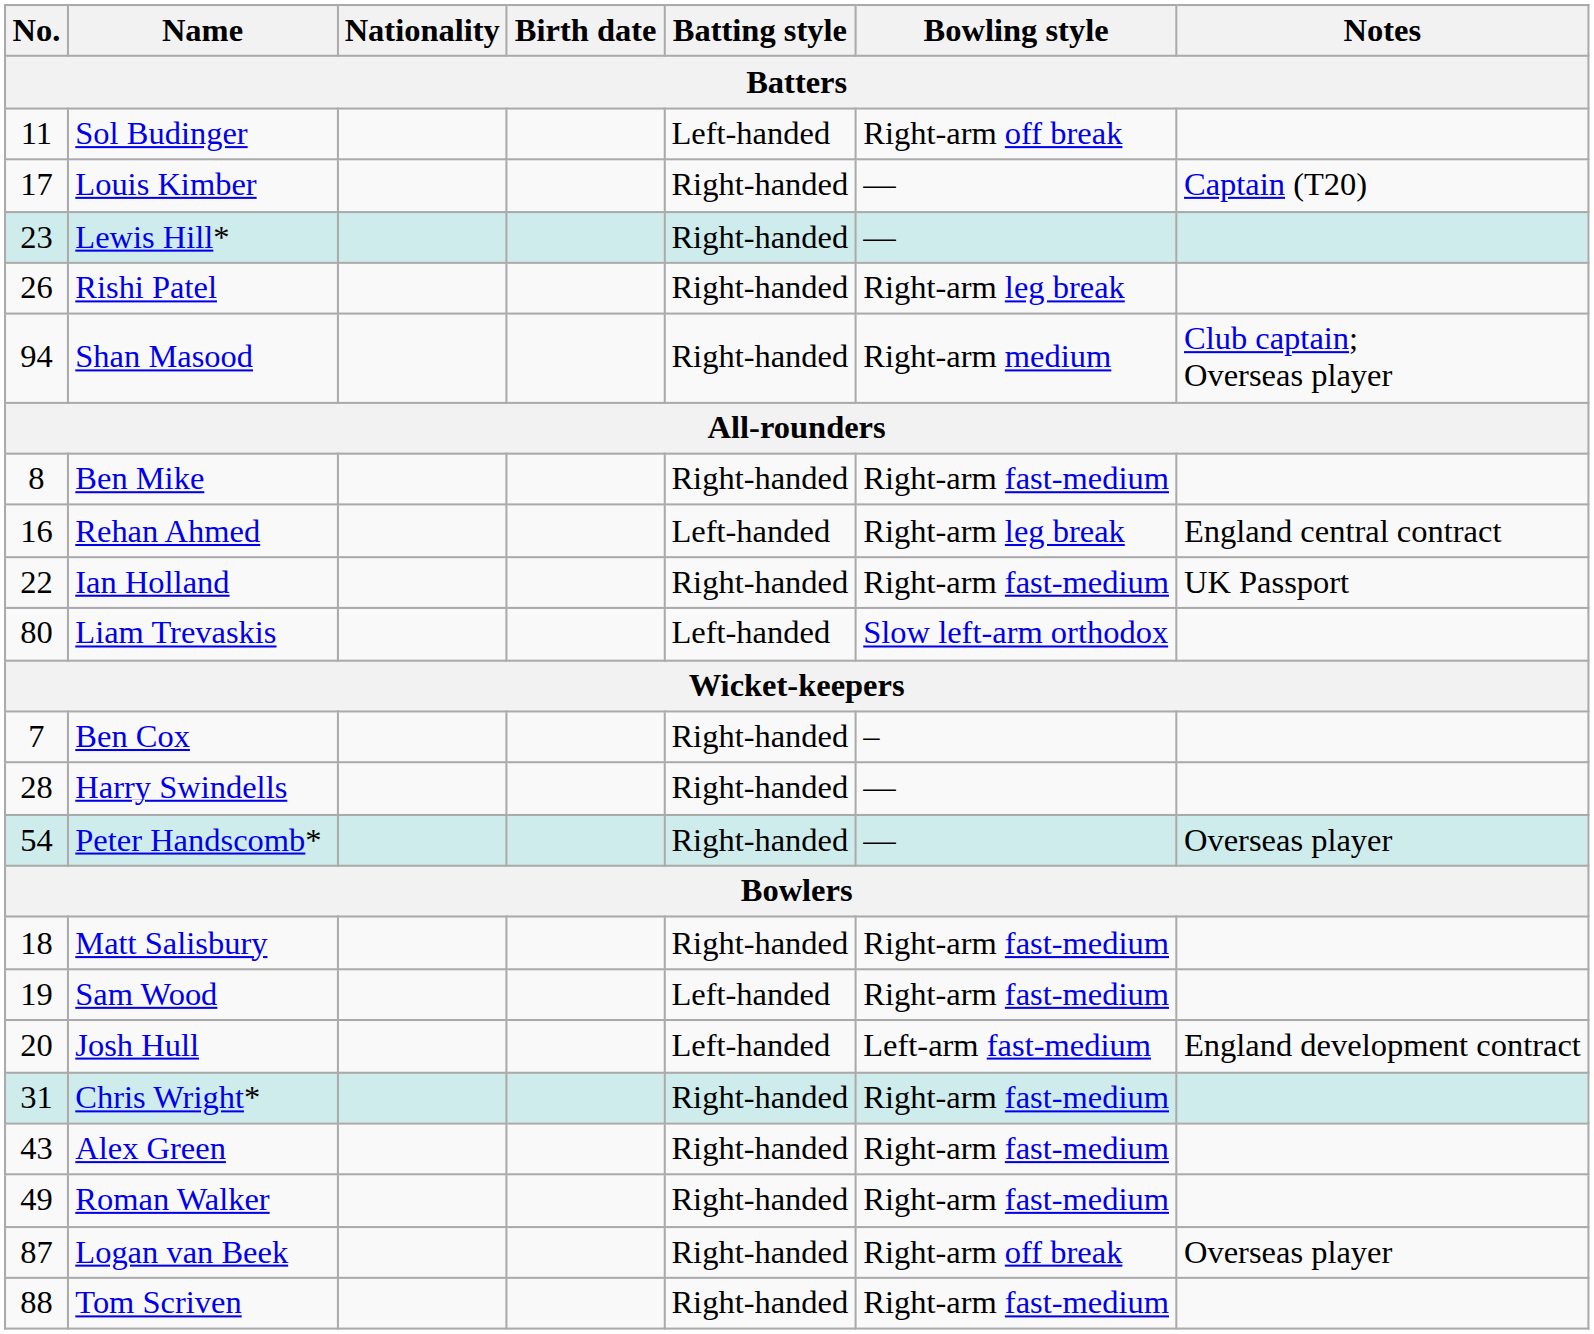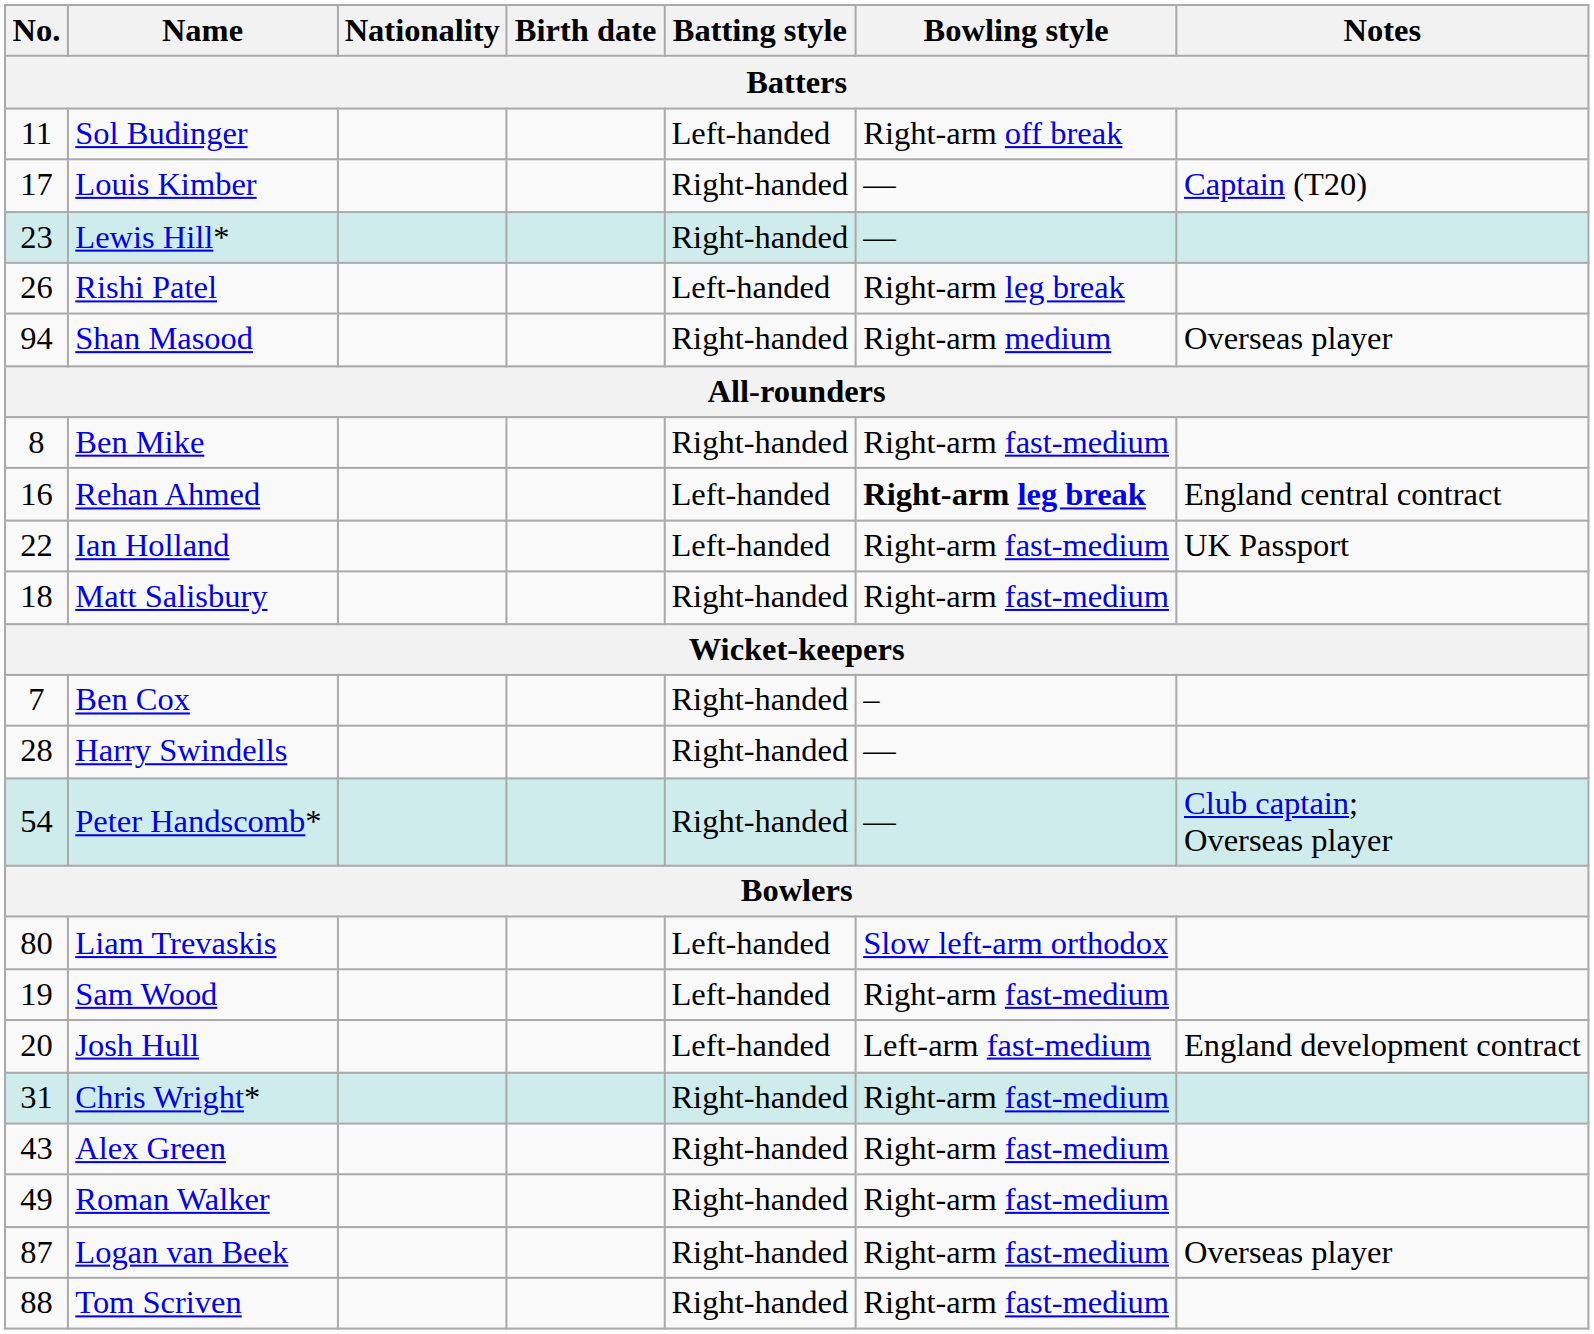(760, 287) Right-handed -> (751, 287) Left-handed
(1288, 357) Club captain; Overseas player -> (1288, 339) Overseas player
(994, 530) normal -> (1005, 493) bold
(760, 581) Right-handed -> (751, 545) Left-handed
rows swapped: (176, 633) <-> (171, 942)
(1288, 839) Overseas player -> (1288, 821) Club captain; Overseas player
(993, 1251) Right-arm off break -> (1016, 1251) Right-arm fast-medium
